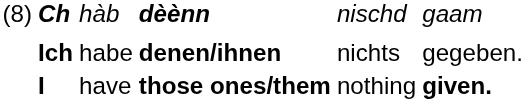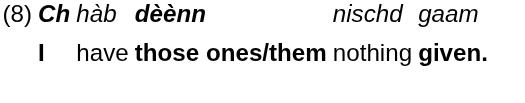- row: (106, 53)
